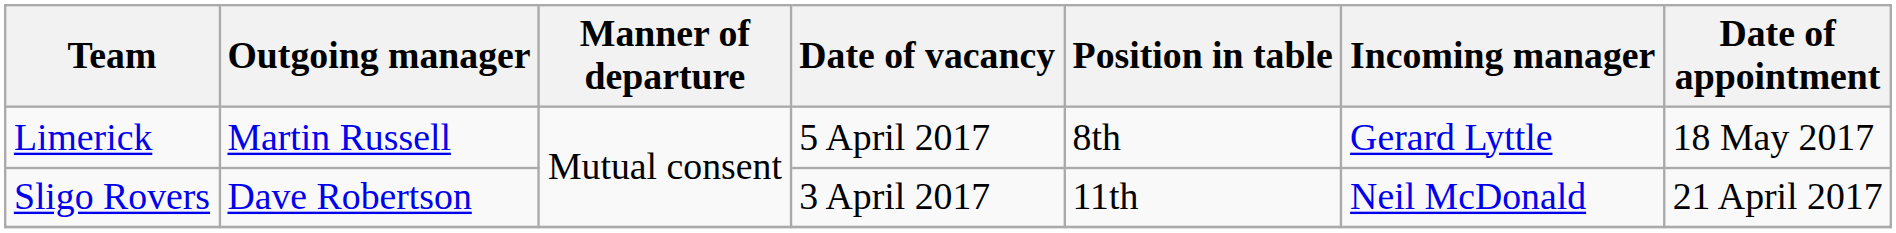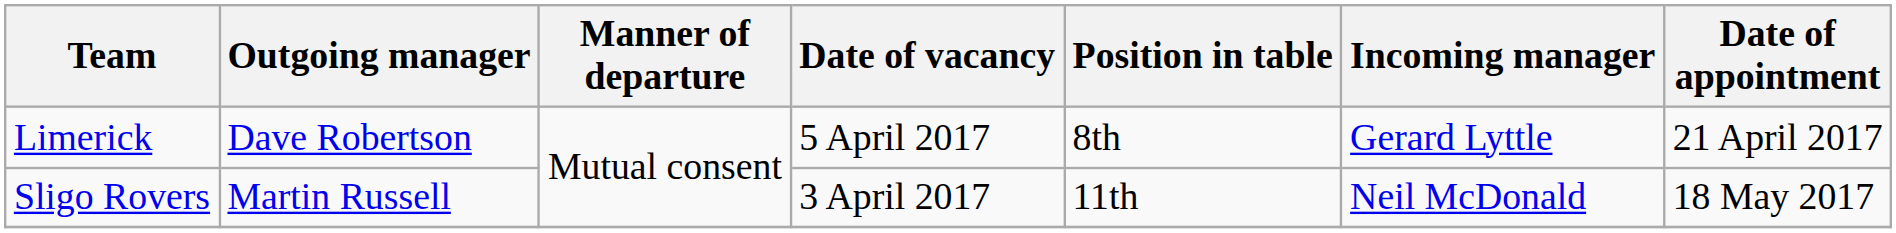(339, 136) Martin Russell -> (350, 136) Dave Robertson
(1773, 136) 18 May 2017 -> (1778, 136) 21 April 2017
(350, 196) Dave Robertson -> (339, 196) Martin Russell
(1778, 196) 21 April 2017 -> (1773, 196) 18 May 2017
